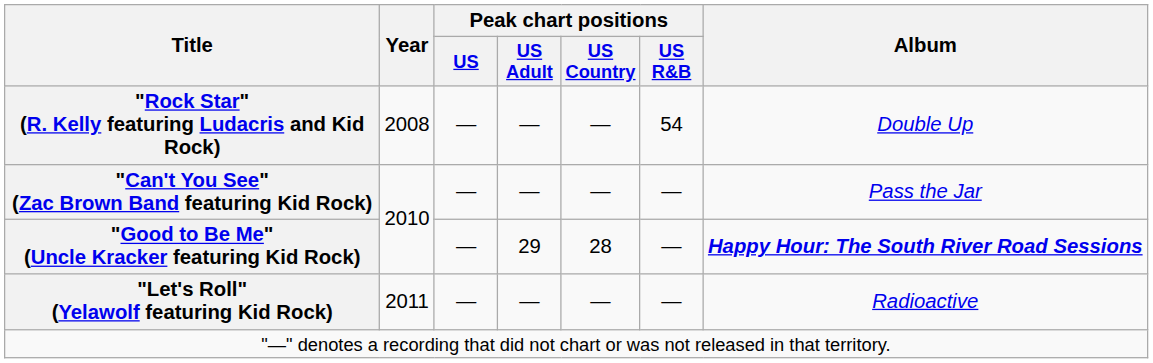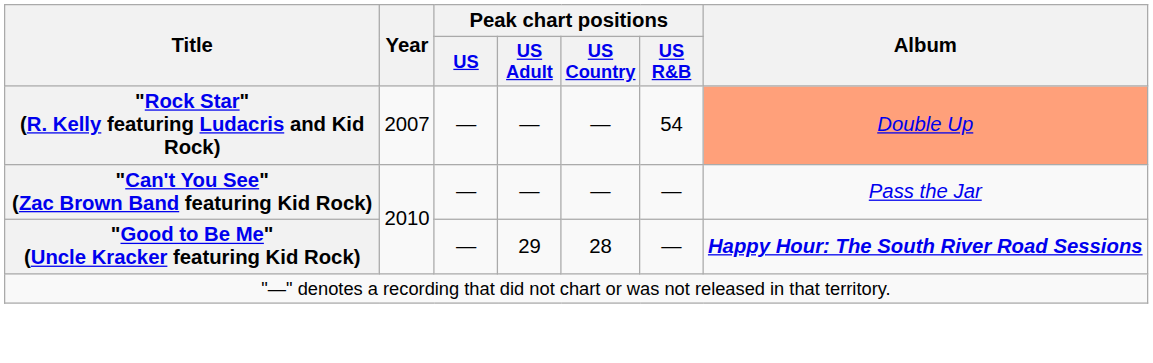(407, 124) 2008 -> (407, 124) 2007
(925, 124) no background -> (925, 124) lightsalmon background
- row: (192, 301)
